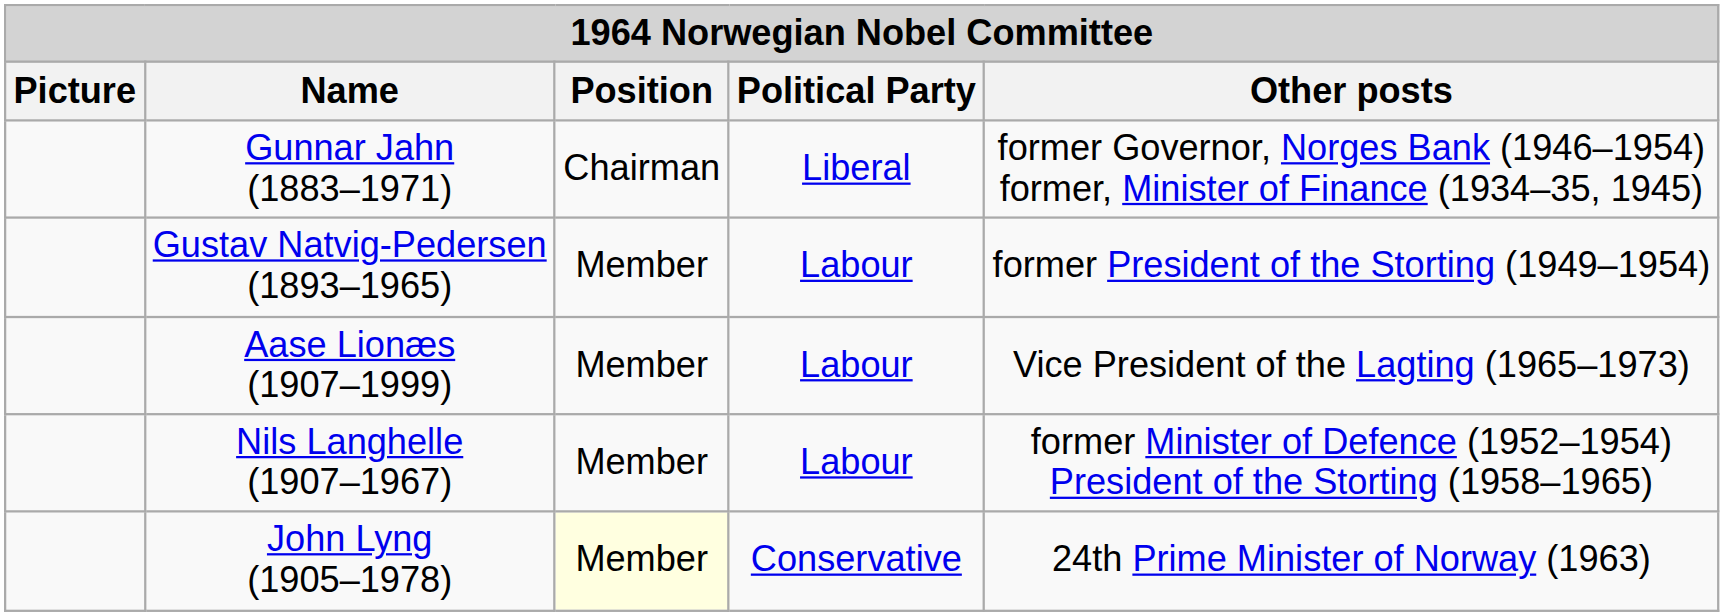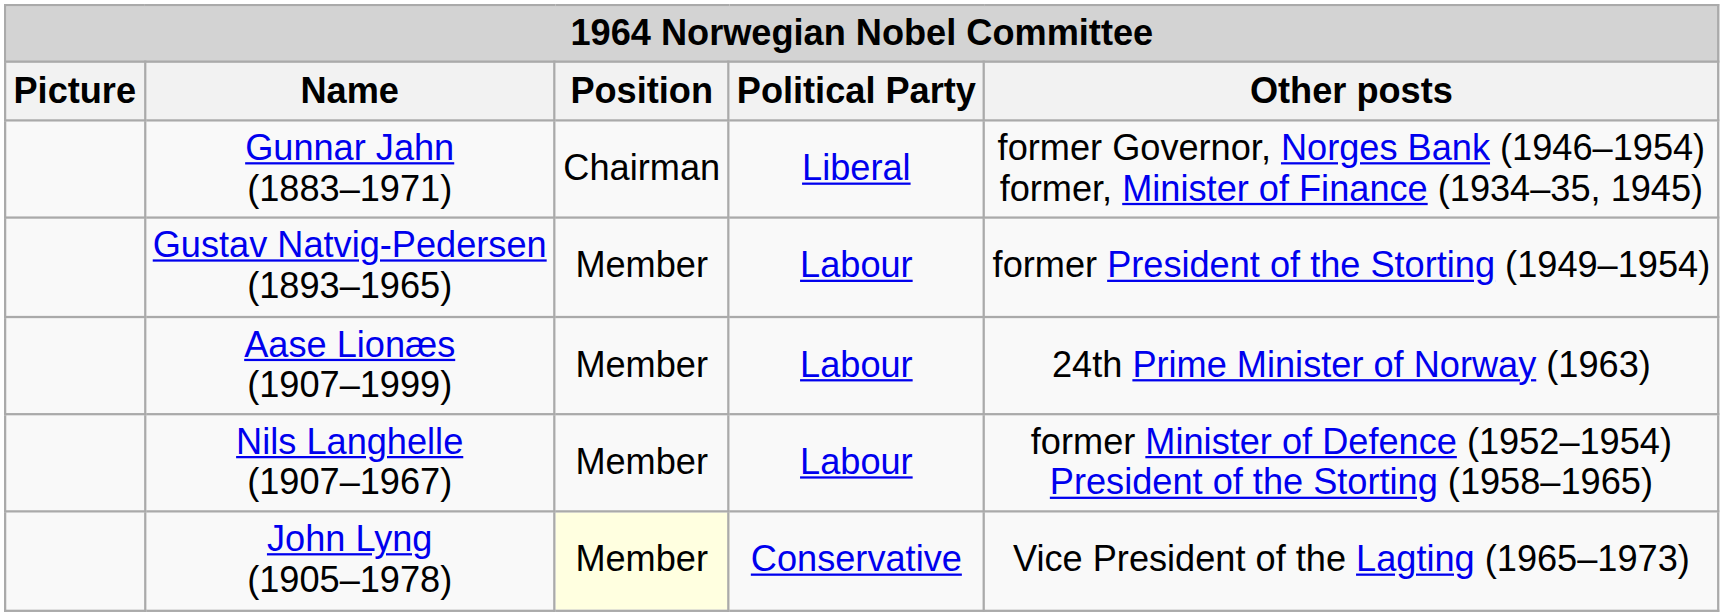(1351, 364) Vice President of the Lagting (1965–1973) -> (1351, 364) 24th Prime Minister of Norway (1963)
(1351, 560) 24th Prime Minister of Norway (1963) -> (1351, 560) Vice President of the Lagting (1965–1973)
